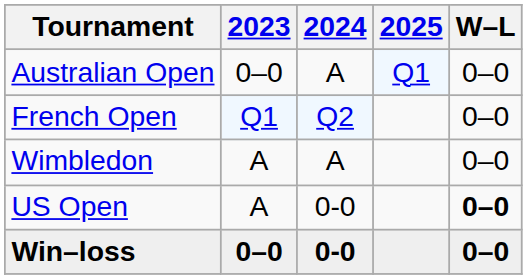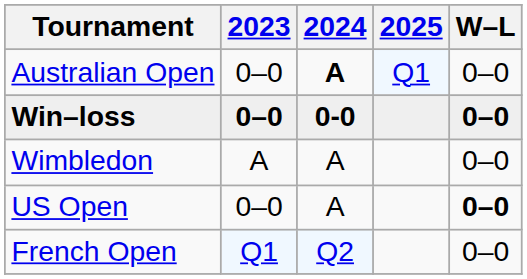(335, 71) normal -> (335, 71) bold
rows swapped: (94, 116) <-> (73, 251)
(259, 206) A -> (259, 206) 0–0
(335, 206) 0-0 -> (335, 206) A
